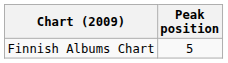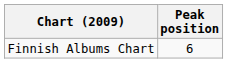(190, 48) 5 -> (190, 48) 6
